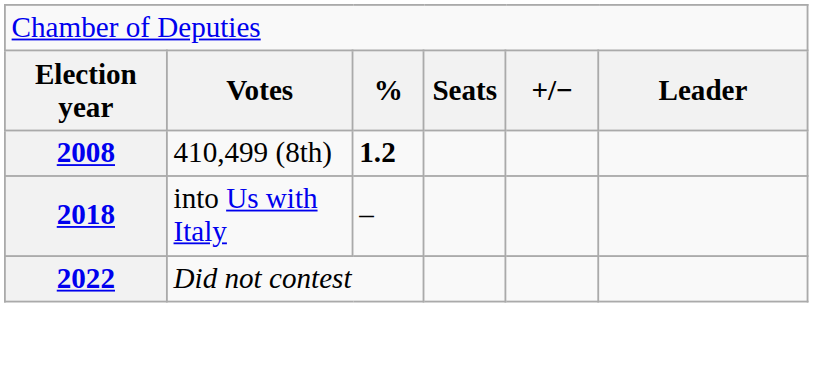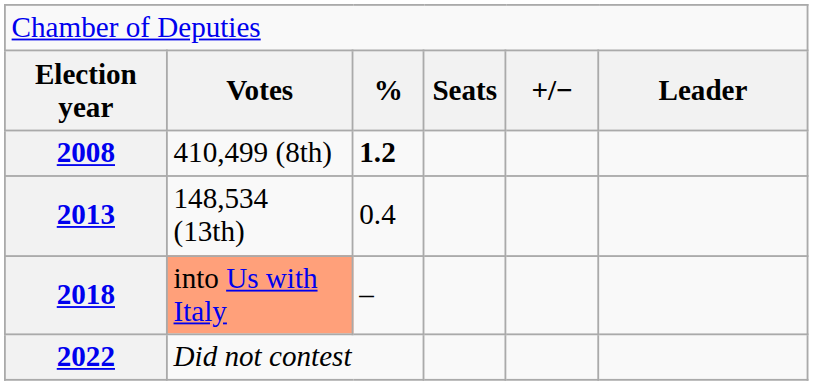+ row: (86, 215)
(246, 215) no background -> (246, 294) lightsalmon background
